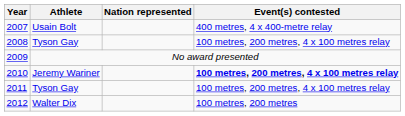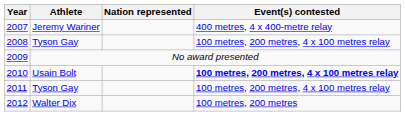(54, 27) Usain Bolt -> (66, 27) Jeremy Wariner
(66, 73) Jeremy Wariner -> (54, 73) Usain Bolt
